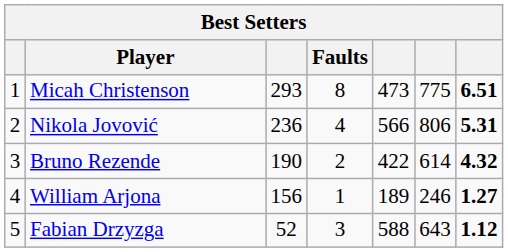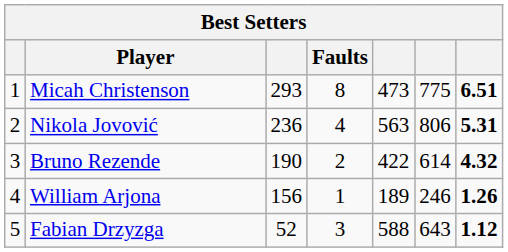(394, 126) 566 -> (394, 126) 563
(479, 195) 1.27 -> (479, 195) 1.26
